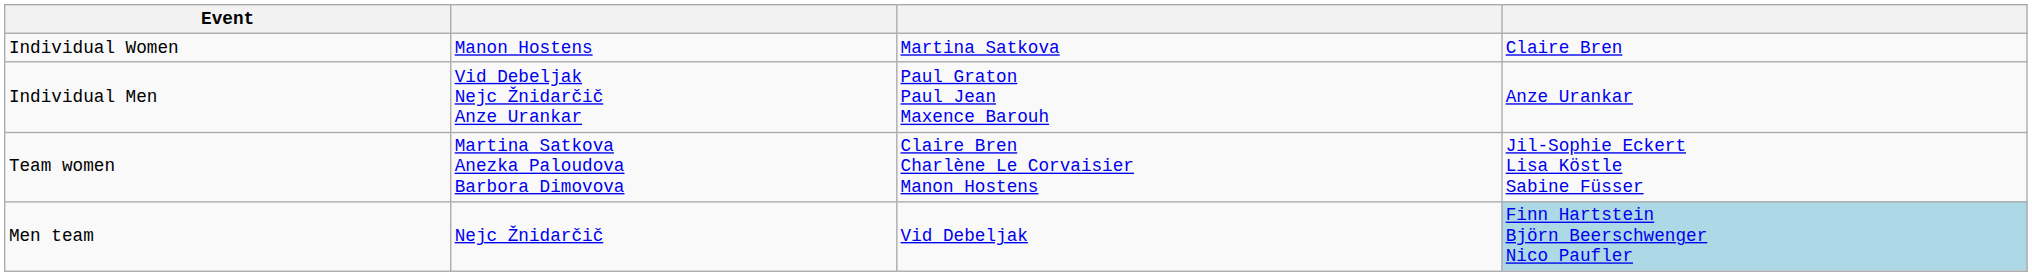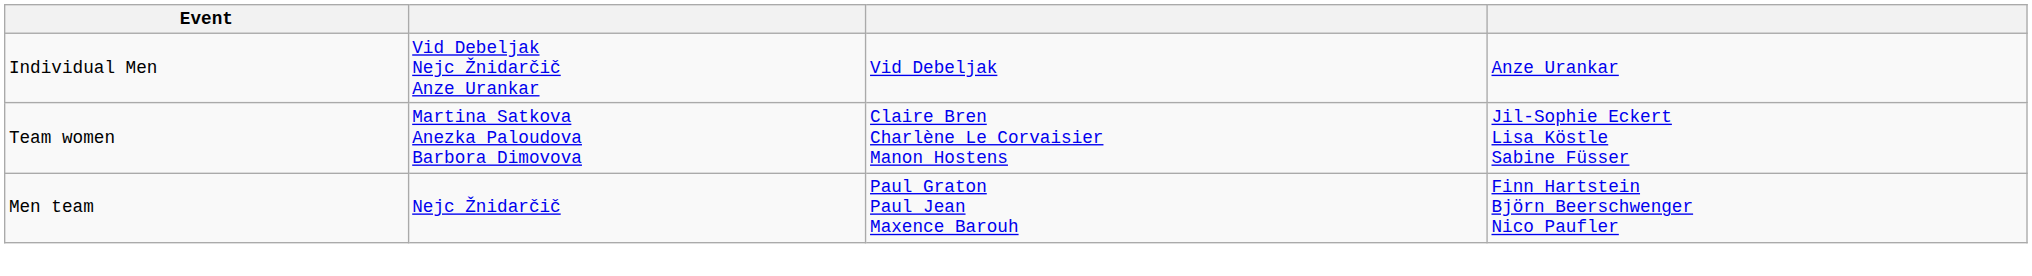- row: (94, 48)
(975, 97) Paul Graton Paul Jean Maxence Barouh -> (934, 68) Vid Debeljak
(964, 236) Vid Debeljak -> (944, 208) Paul Graton Paul Jean Maxence Barouh
(1606, 236) lightblue background -> (1592, 208) no background
